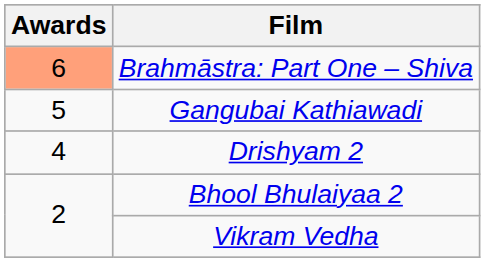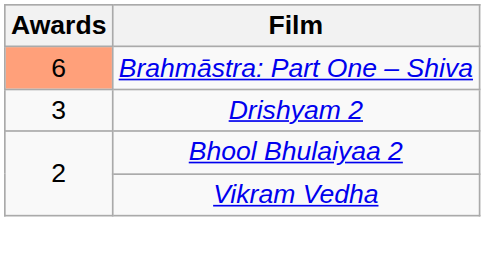- row: (296, 109)
(59, 151) 4 -> (59, 109) 3
